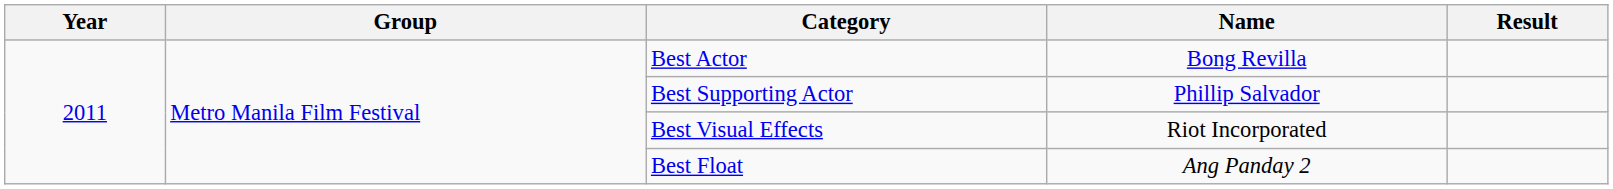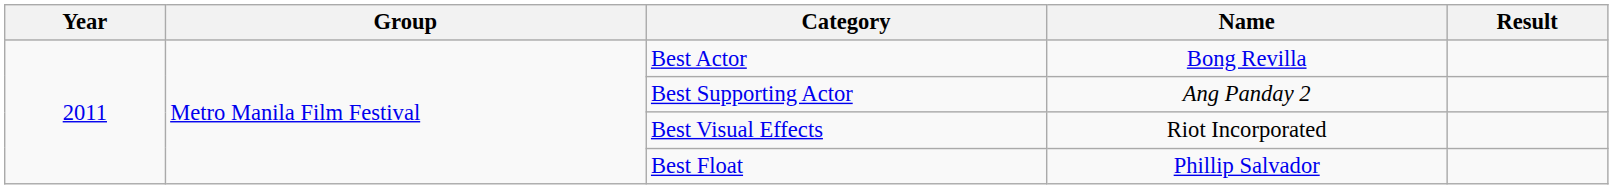(1247, 93) Phillip Salvador -> (1247, 93) Ang Panday 2
(1247, 165) Ang Panday 2 -> (1247, 165) Phillip Salvador
